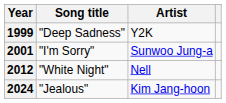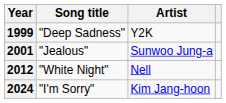(67, 51) "I'm Sorry" -> (64, 51) "Jealous"
(64, 88) "Jealous" -> (67, 88) "I'm Sorry"
